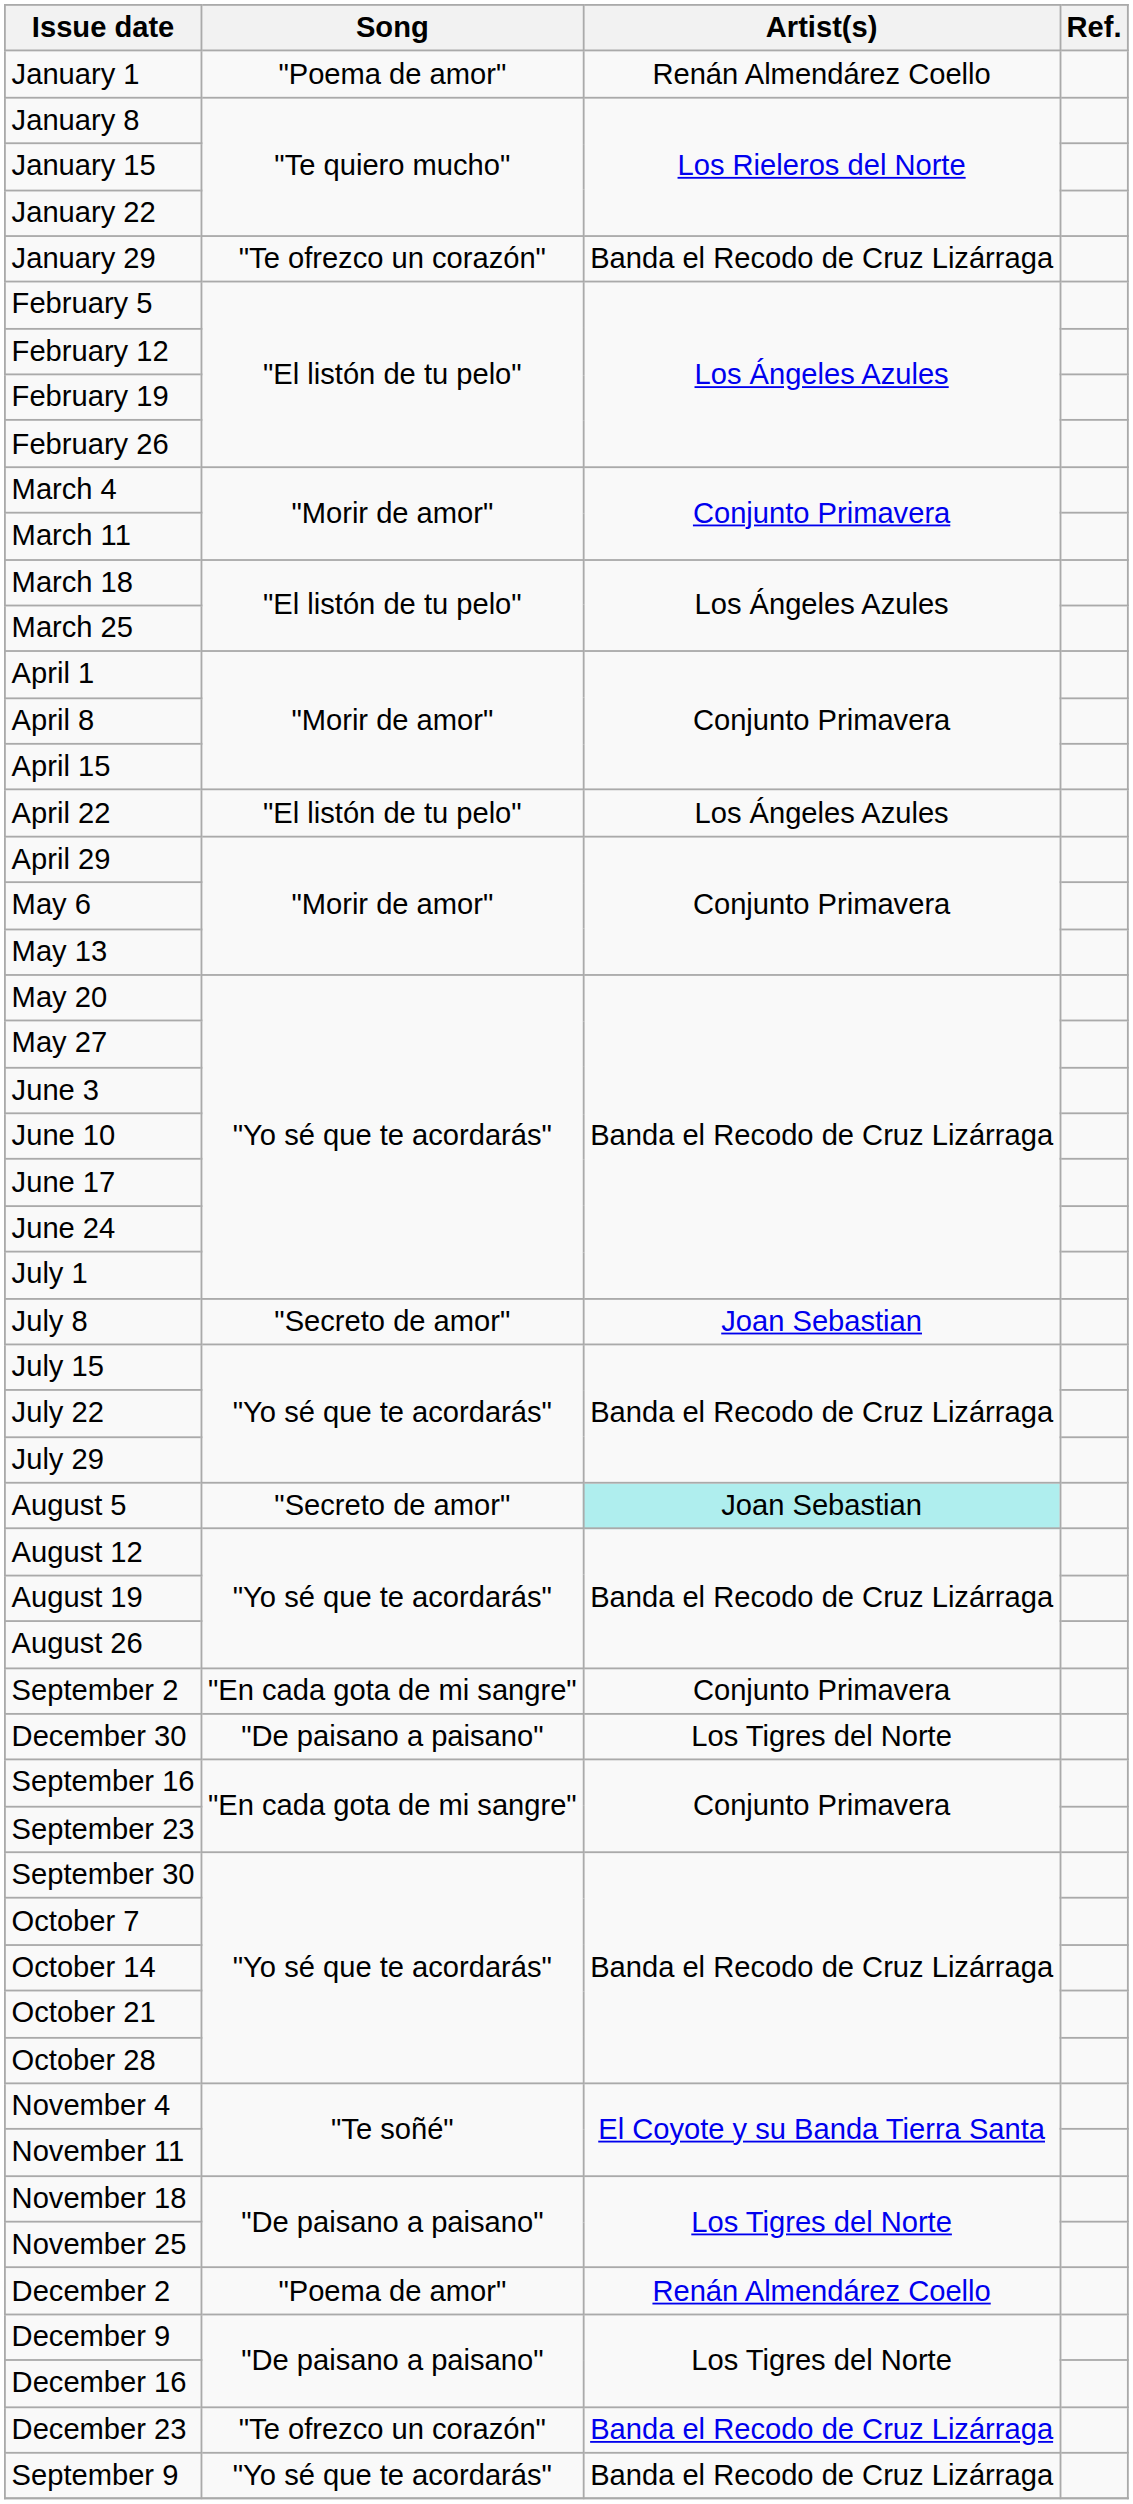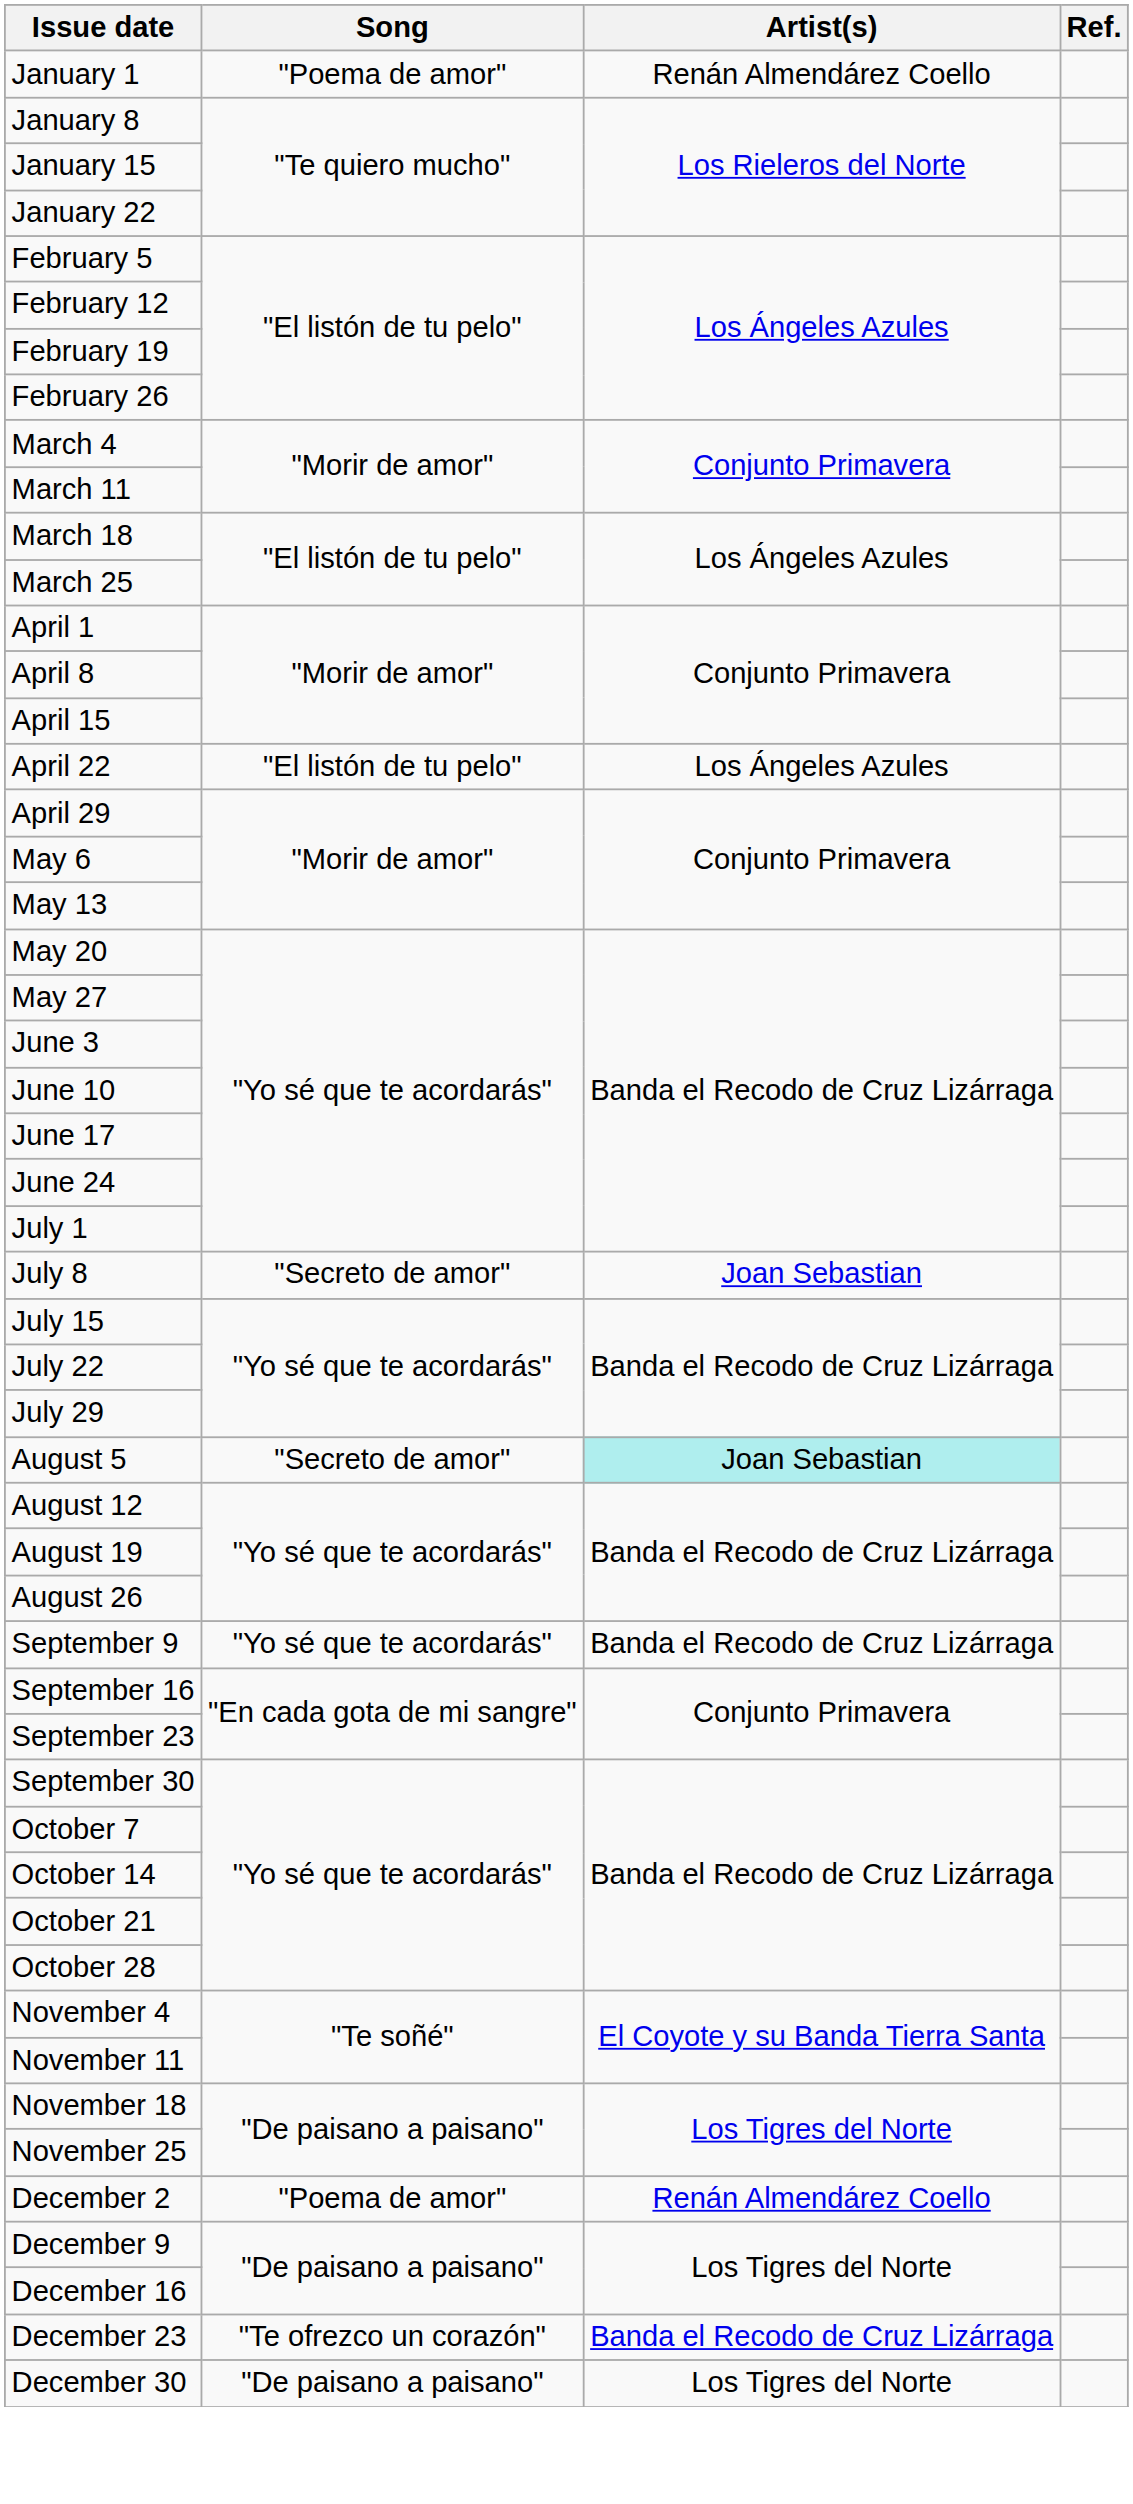- row: (84, 258)
- row: (95, 1690)
rows swapped: (95, 2475) <-> (99, 1736)
